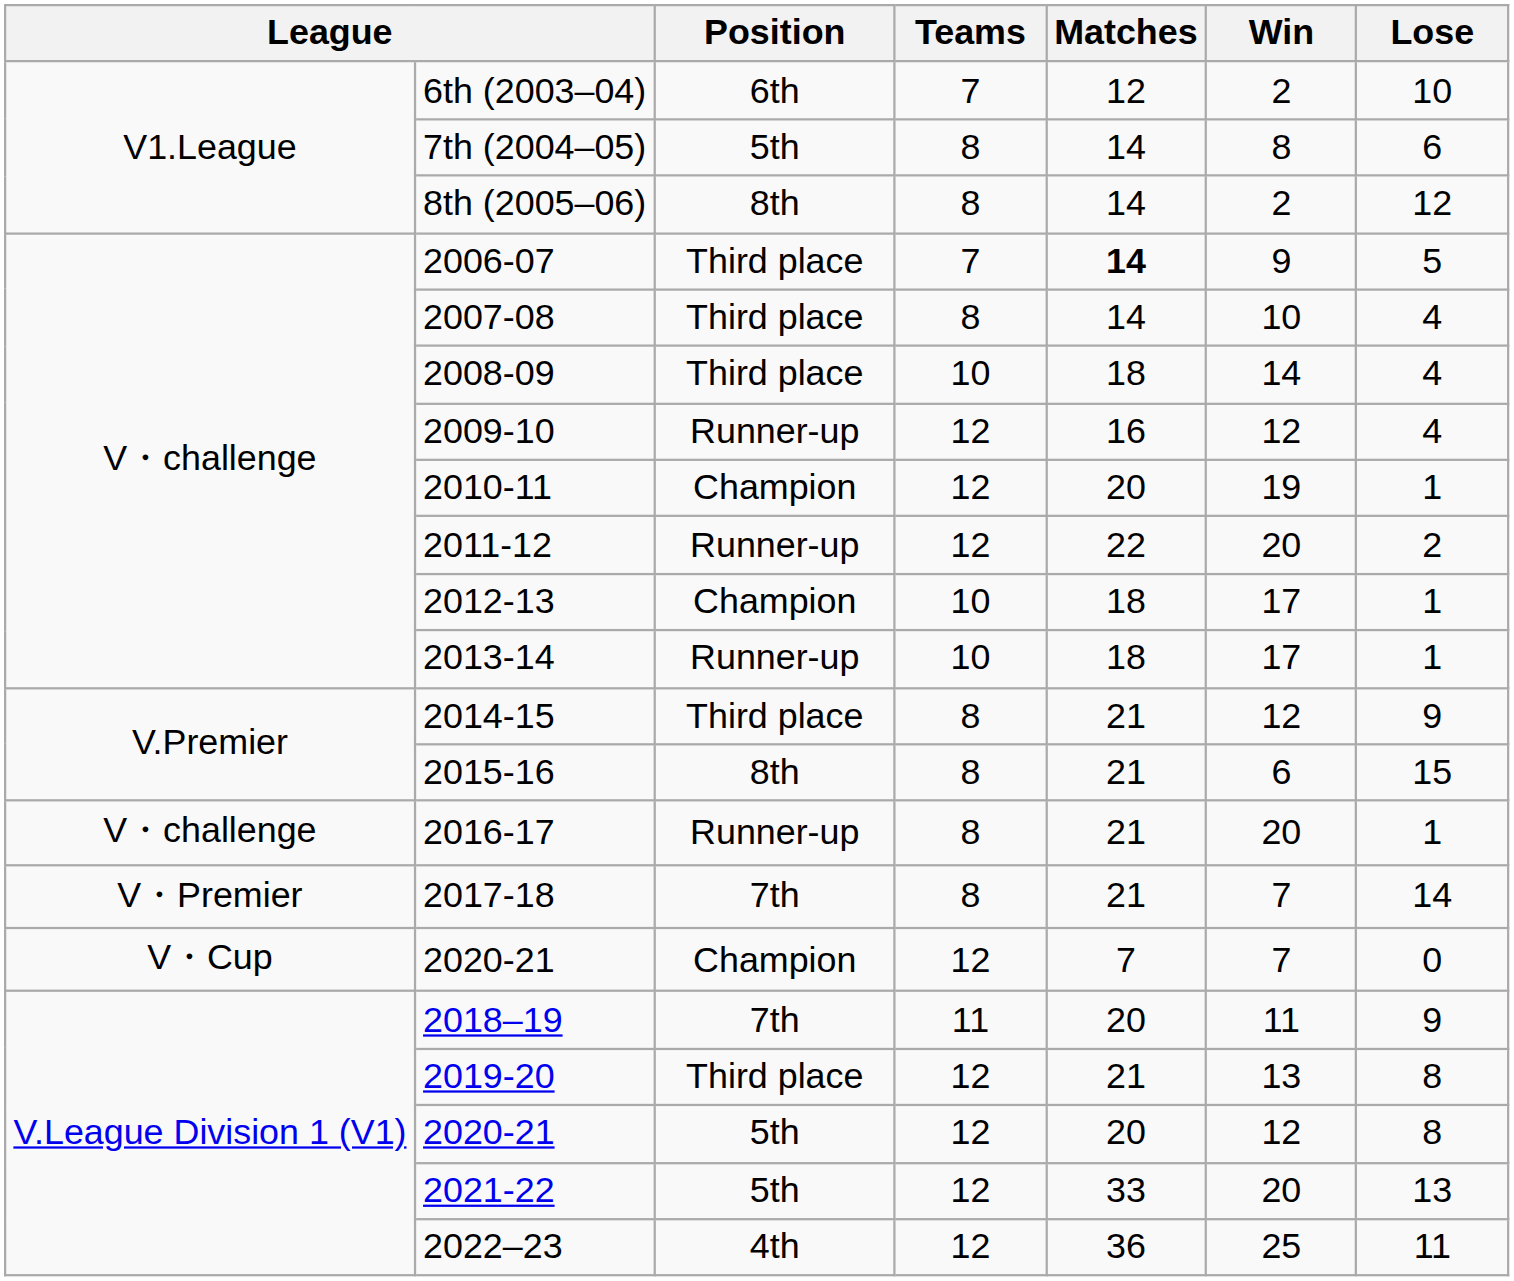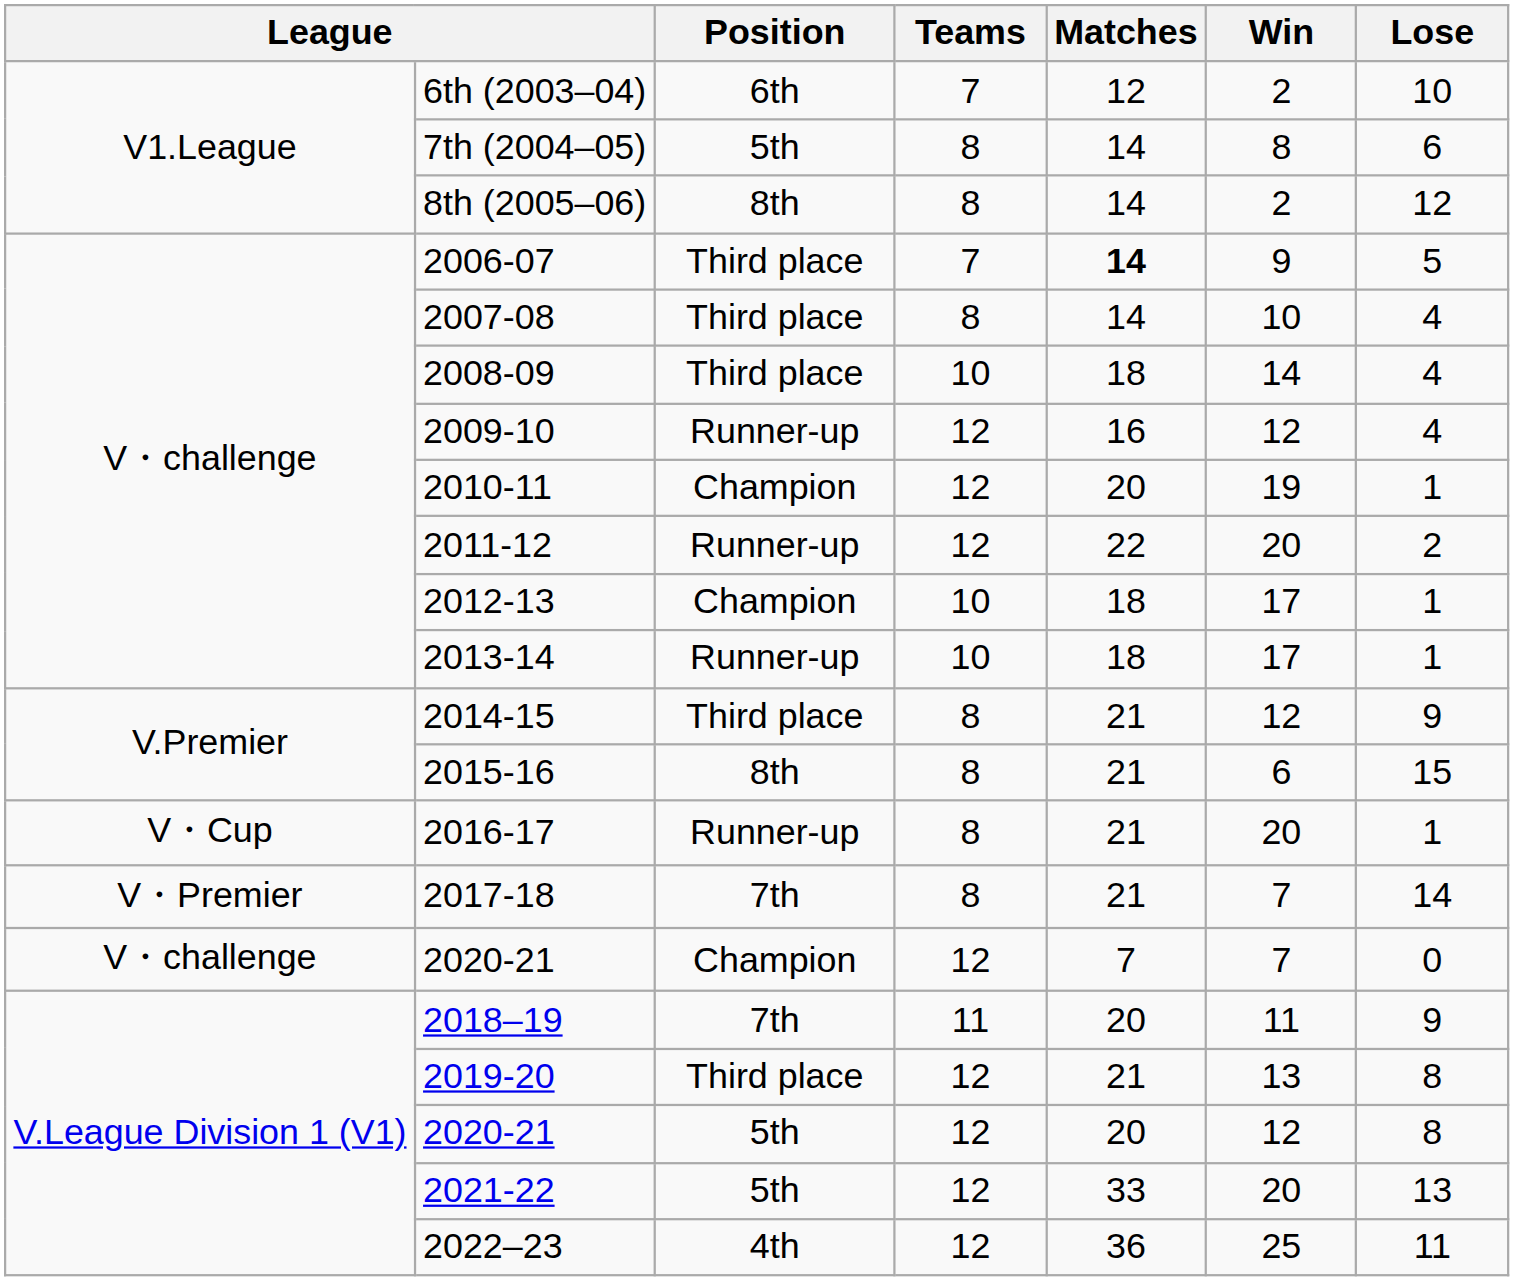(210, 830) V・challenge -> (210, 830) V・Cup
(210, 958) V・Cup -> (210, 958) V・challenge
